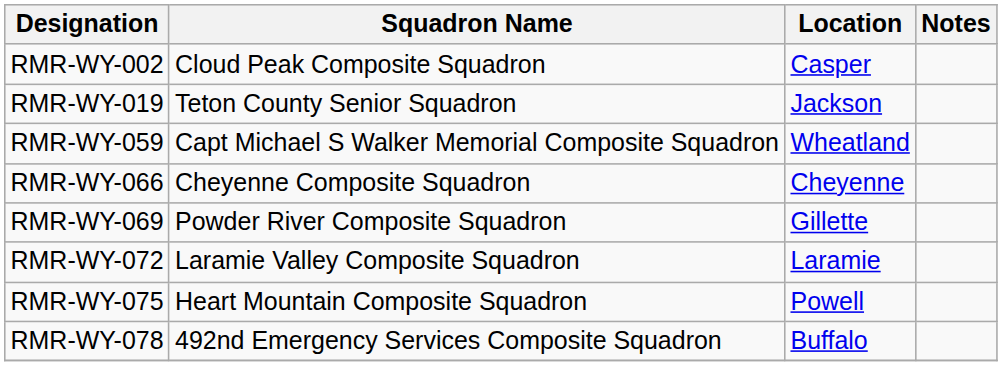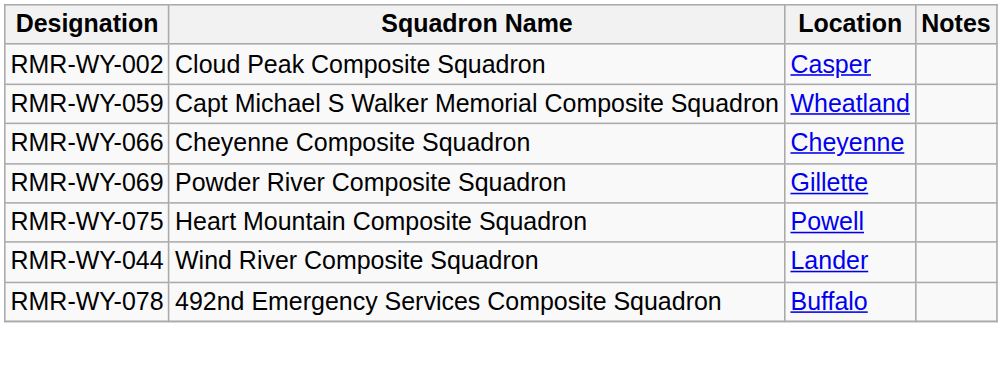- row: (87, 103)
- row: (87, 261)
+ row: (87, 261)
